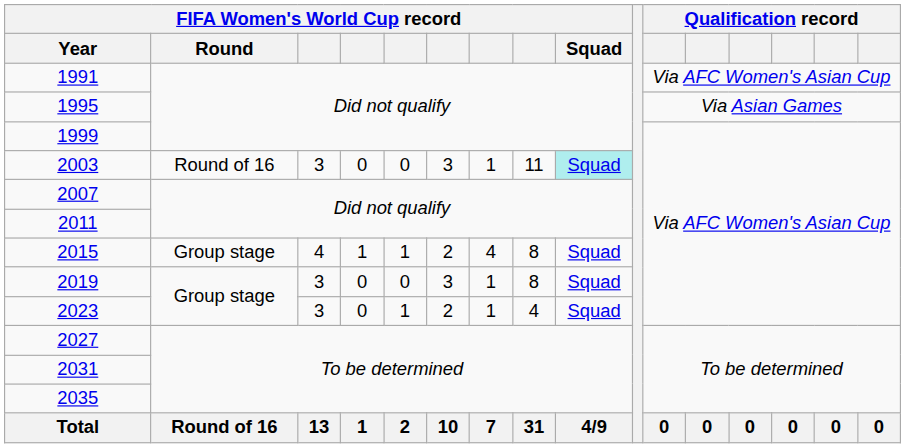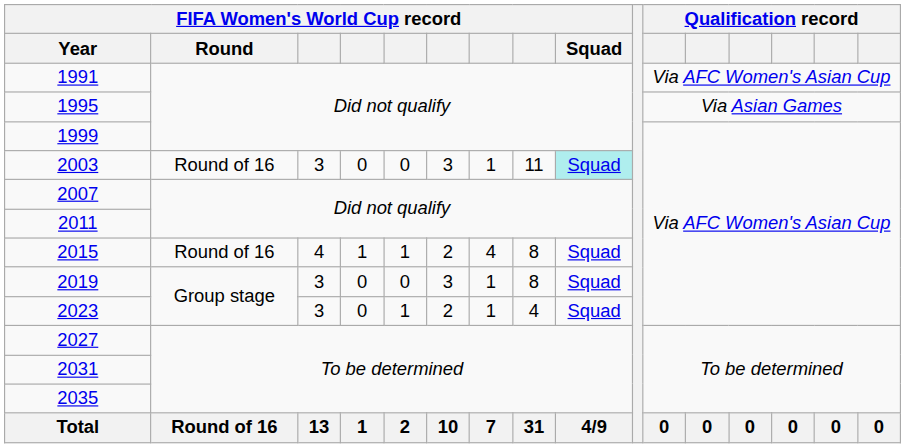(224, 252) Group stage -> (224, 252) Round of 16
